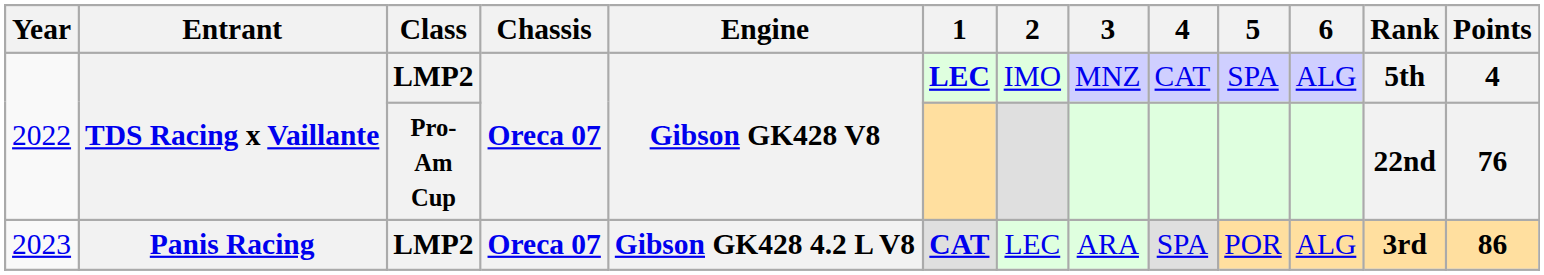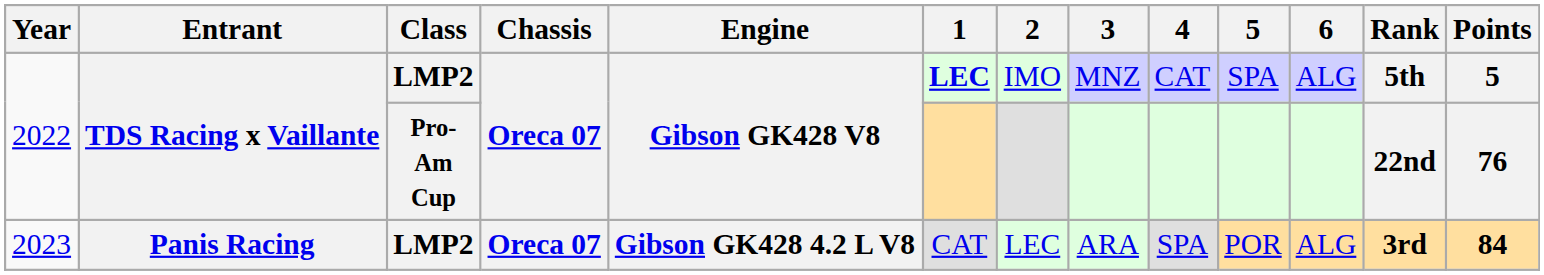(1492, 77) 4 -> (1492, 77) 5
(959, 243) bold -> (959, 243) normal
(1492, 243) 86 -> (1492, 243) 84
